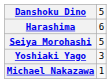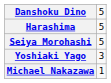(101, 27) 6 -> (101, 27) 5
